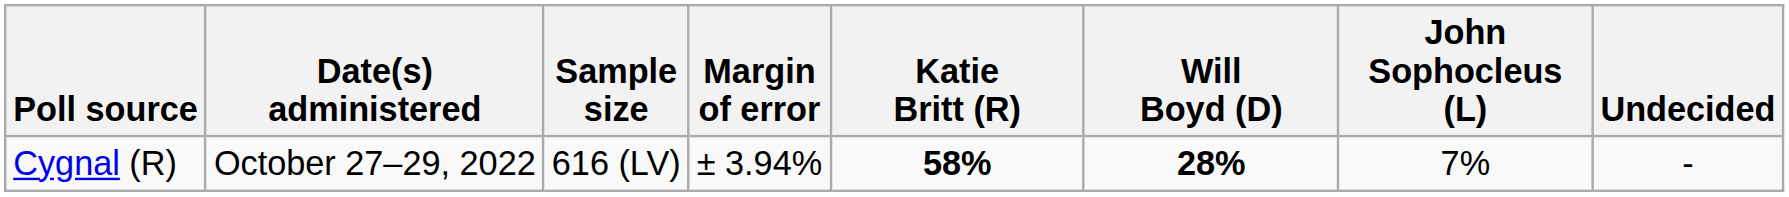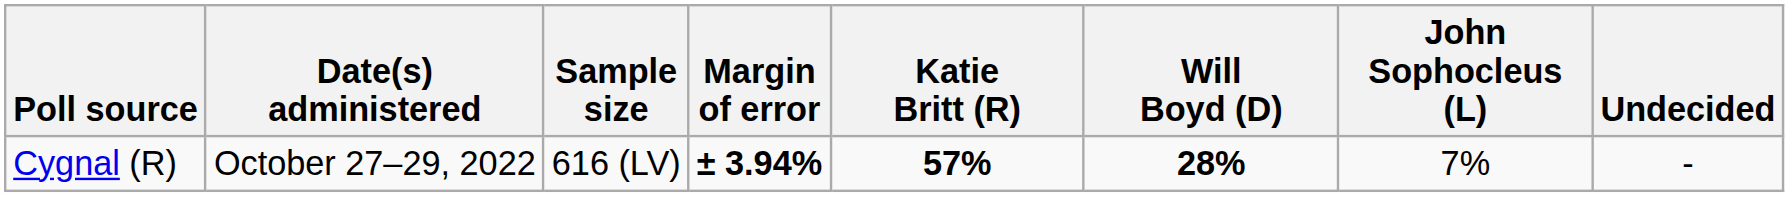(759, 163) normal -> (759, 163) bold
(957, 163) 58% -> (957, 163) 57%
